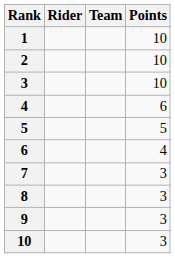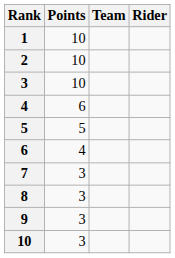columns swapped: (65, 15) <-> (148, 15)
